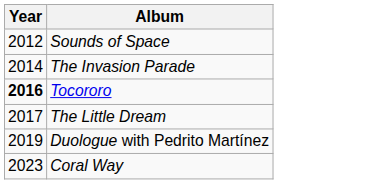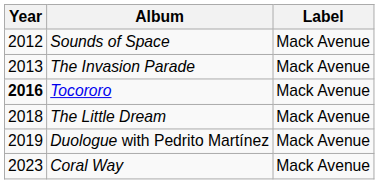+ column: (323, 16)
(26, 66) 2014 -> (26, 66) 2013
(26, 116) 2017 -> (26, 116) 2018
